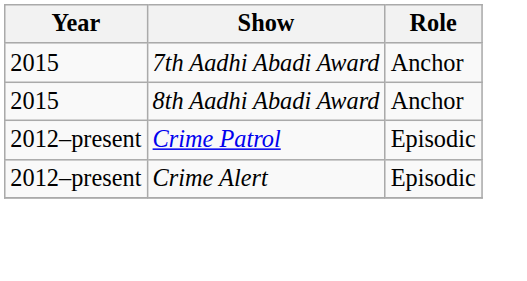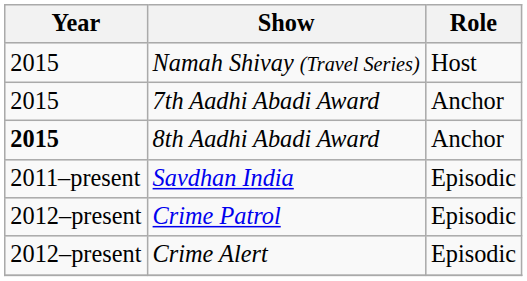+ row: (286, 62)
(35, 100) normal -> (35, 139) bold
+ row: (223, 178)
